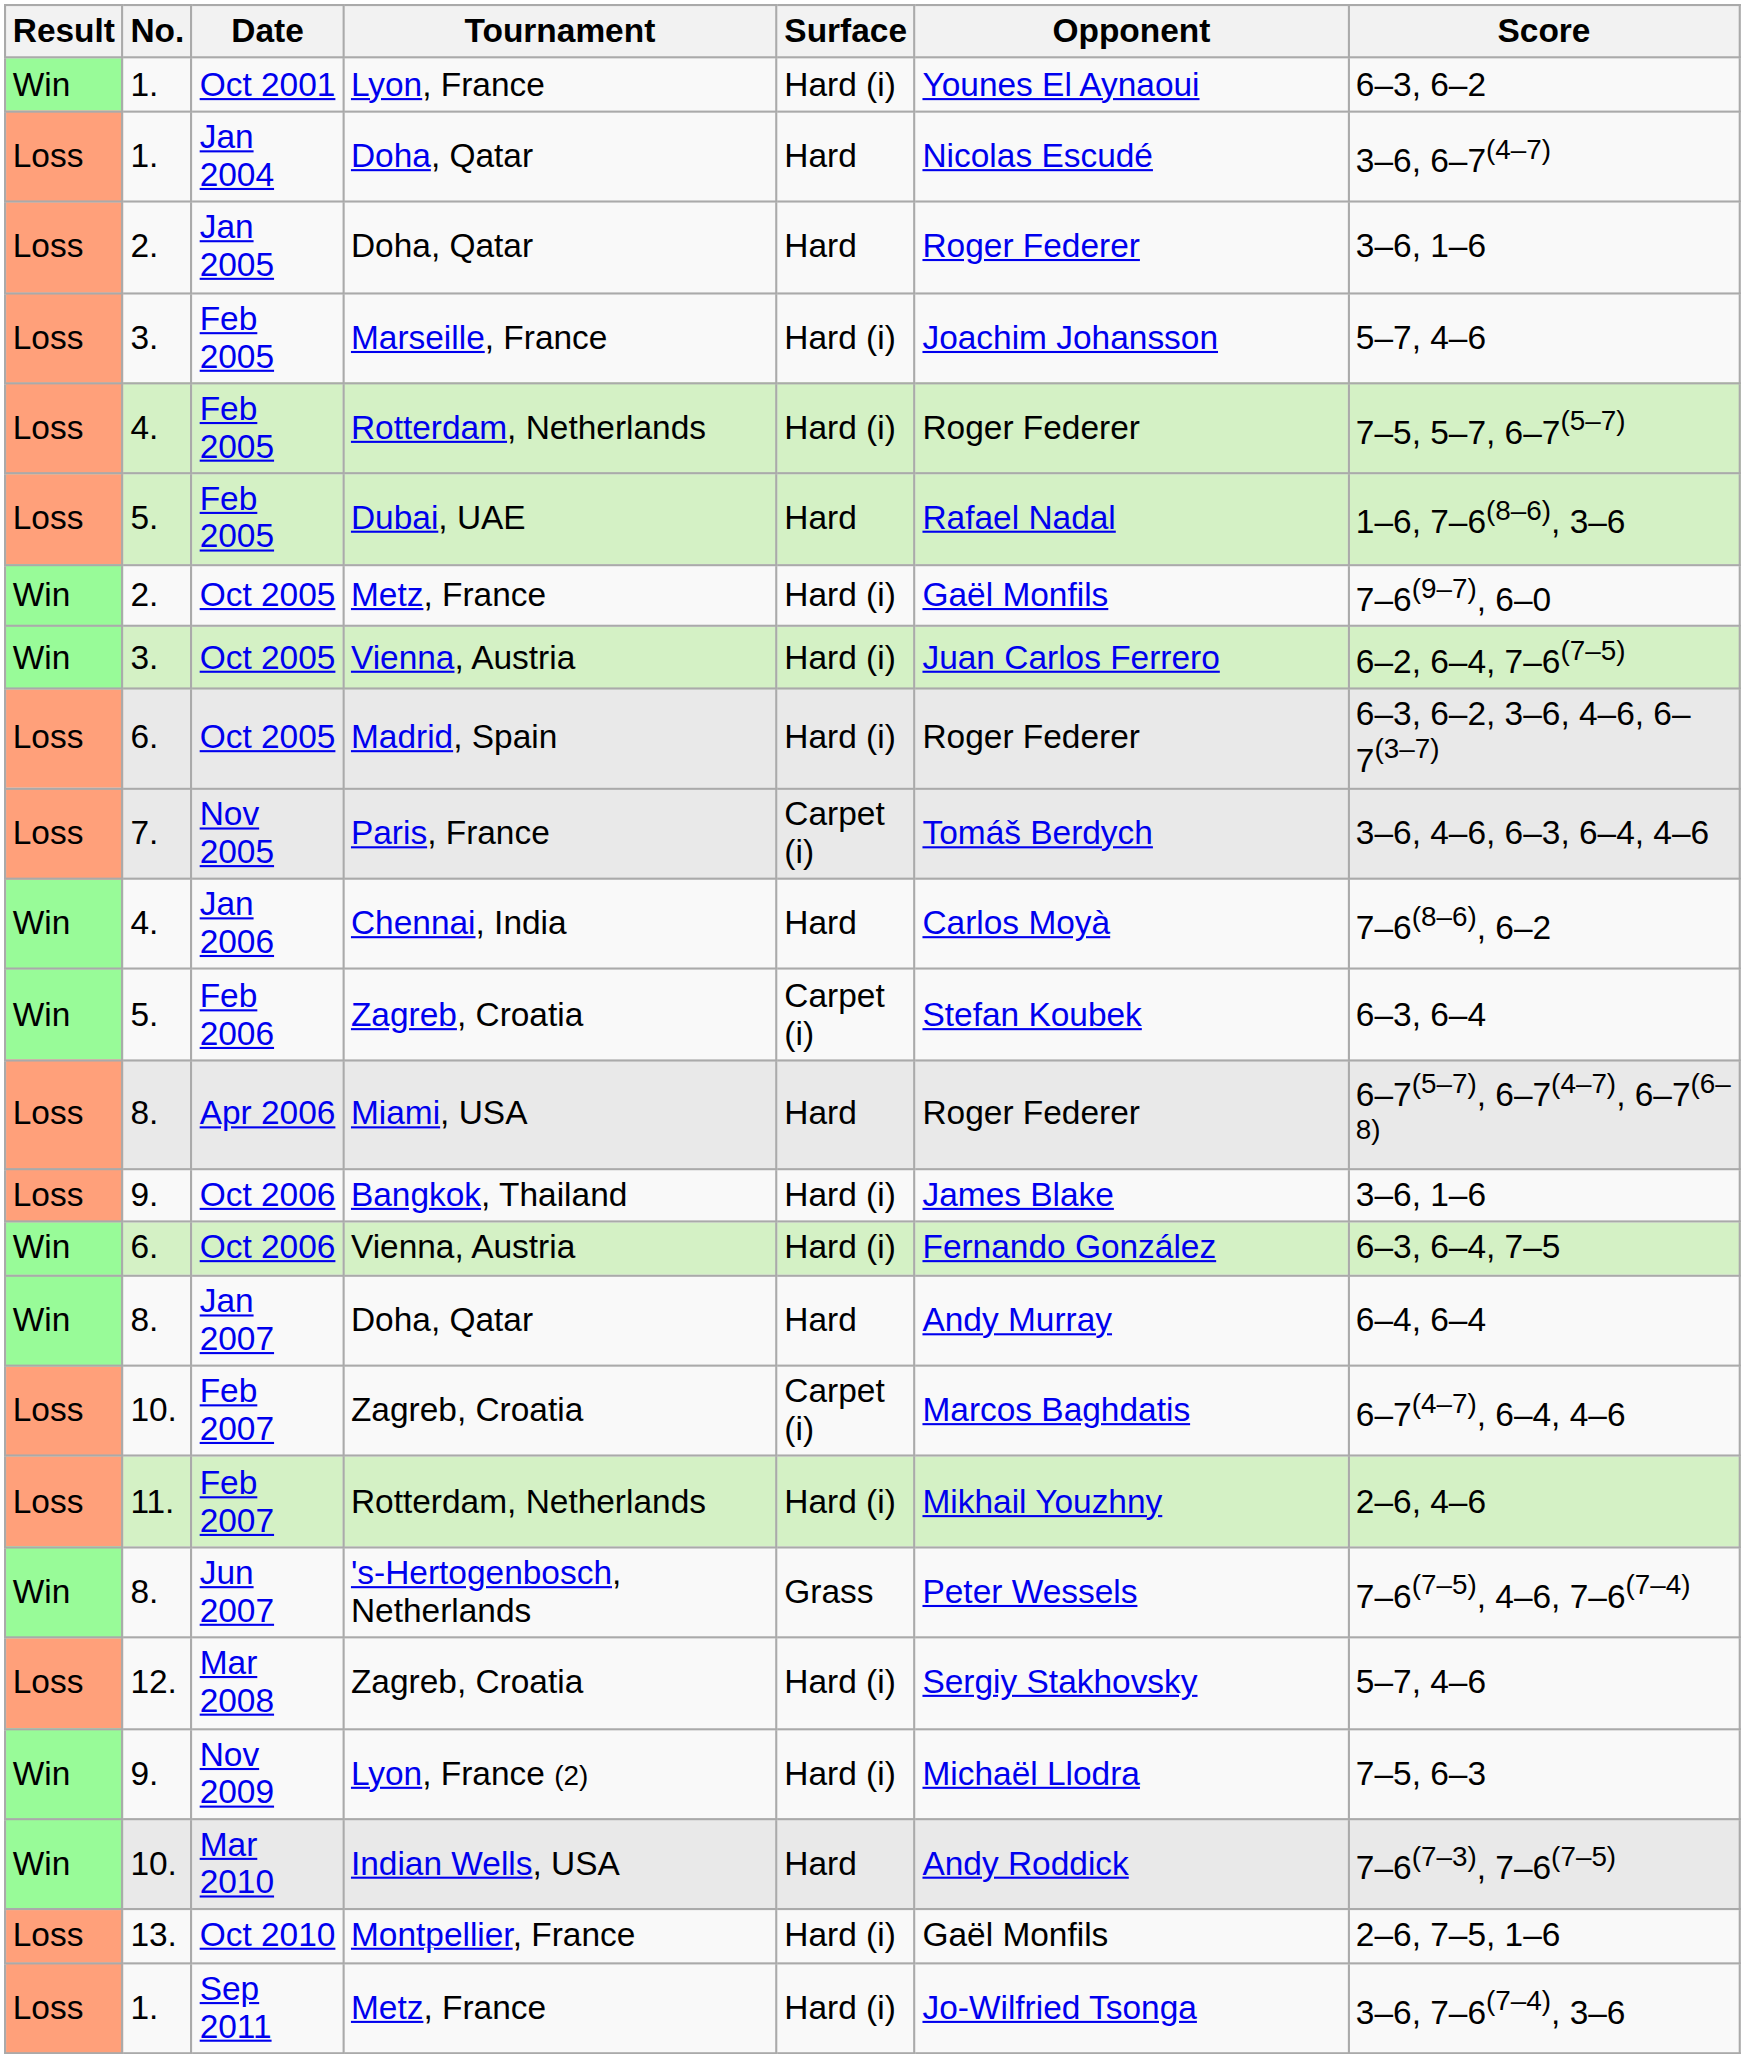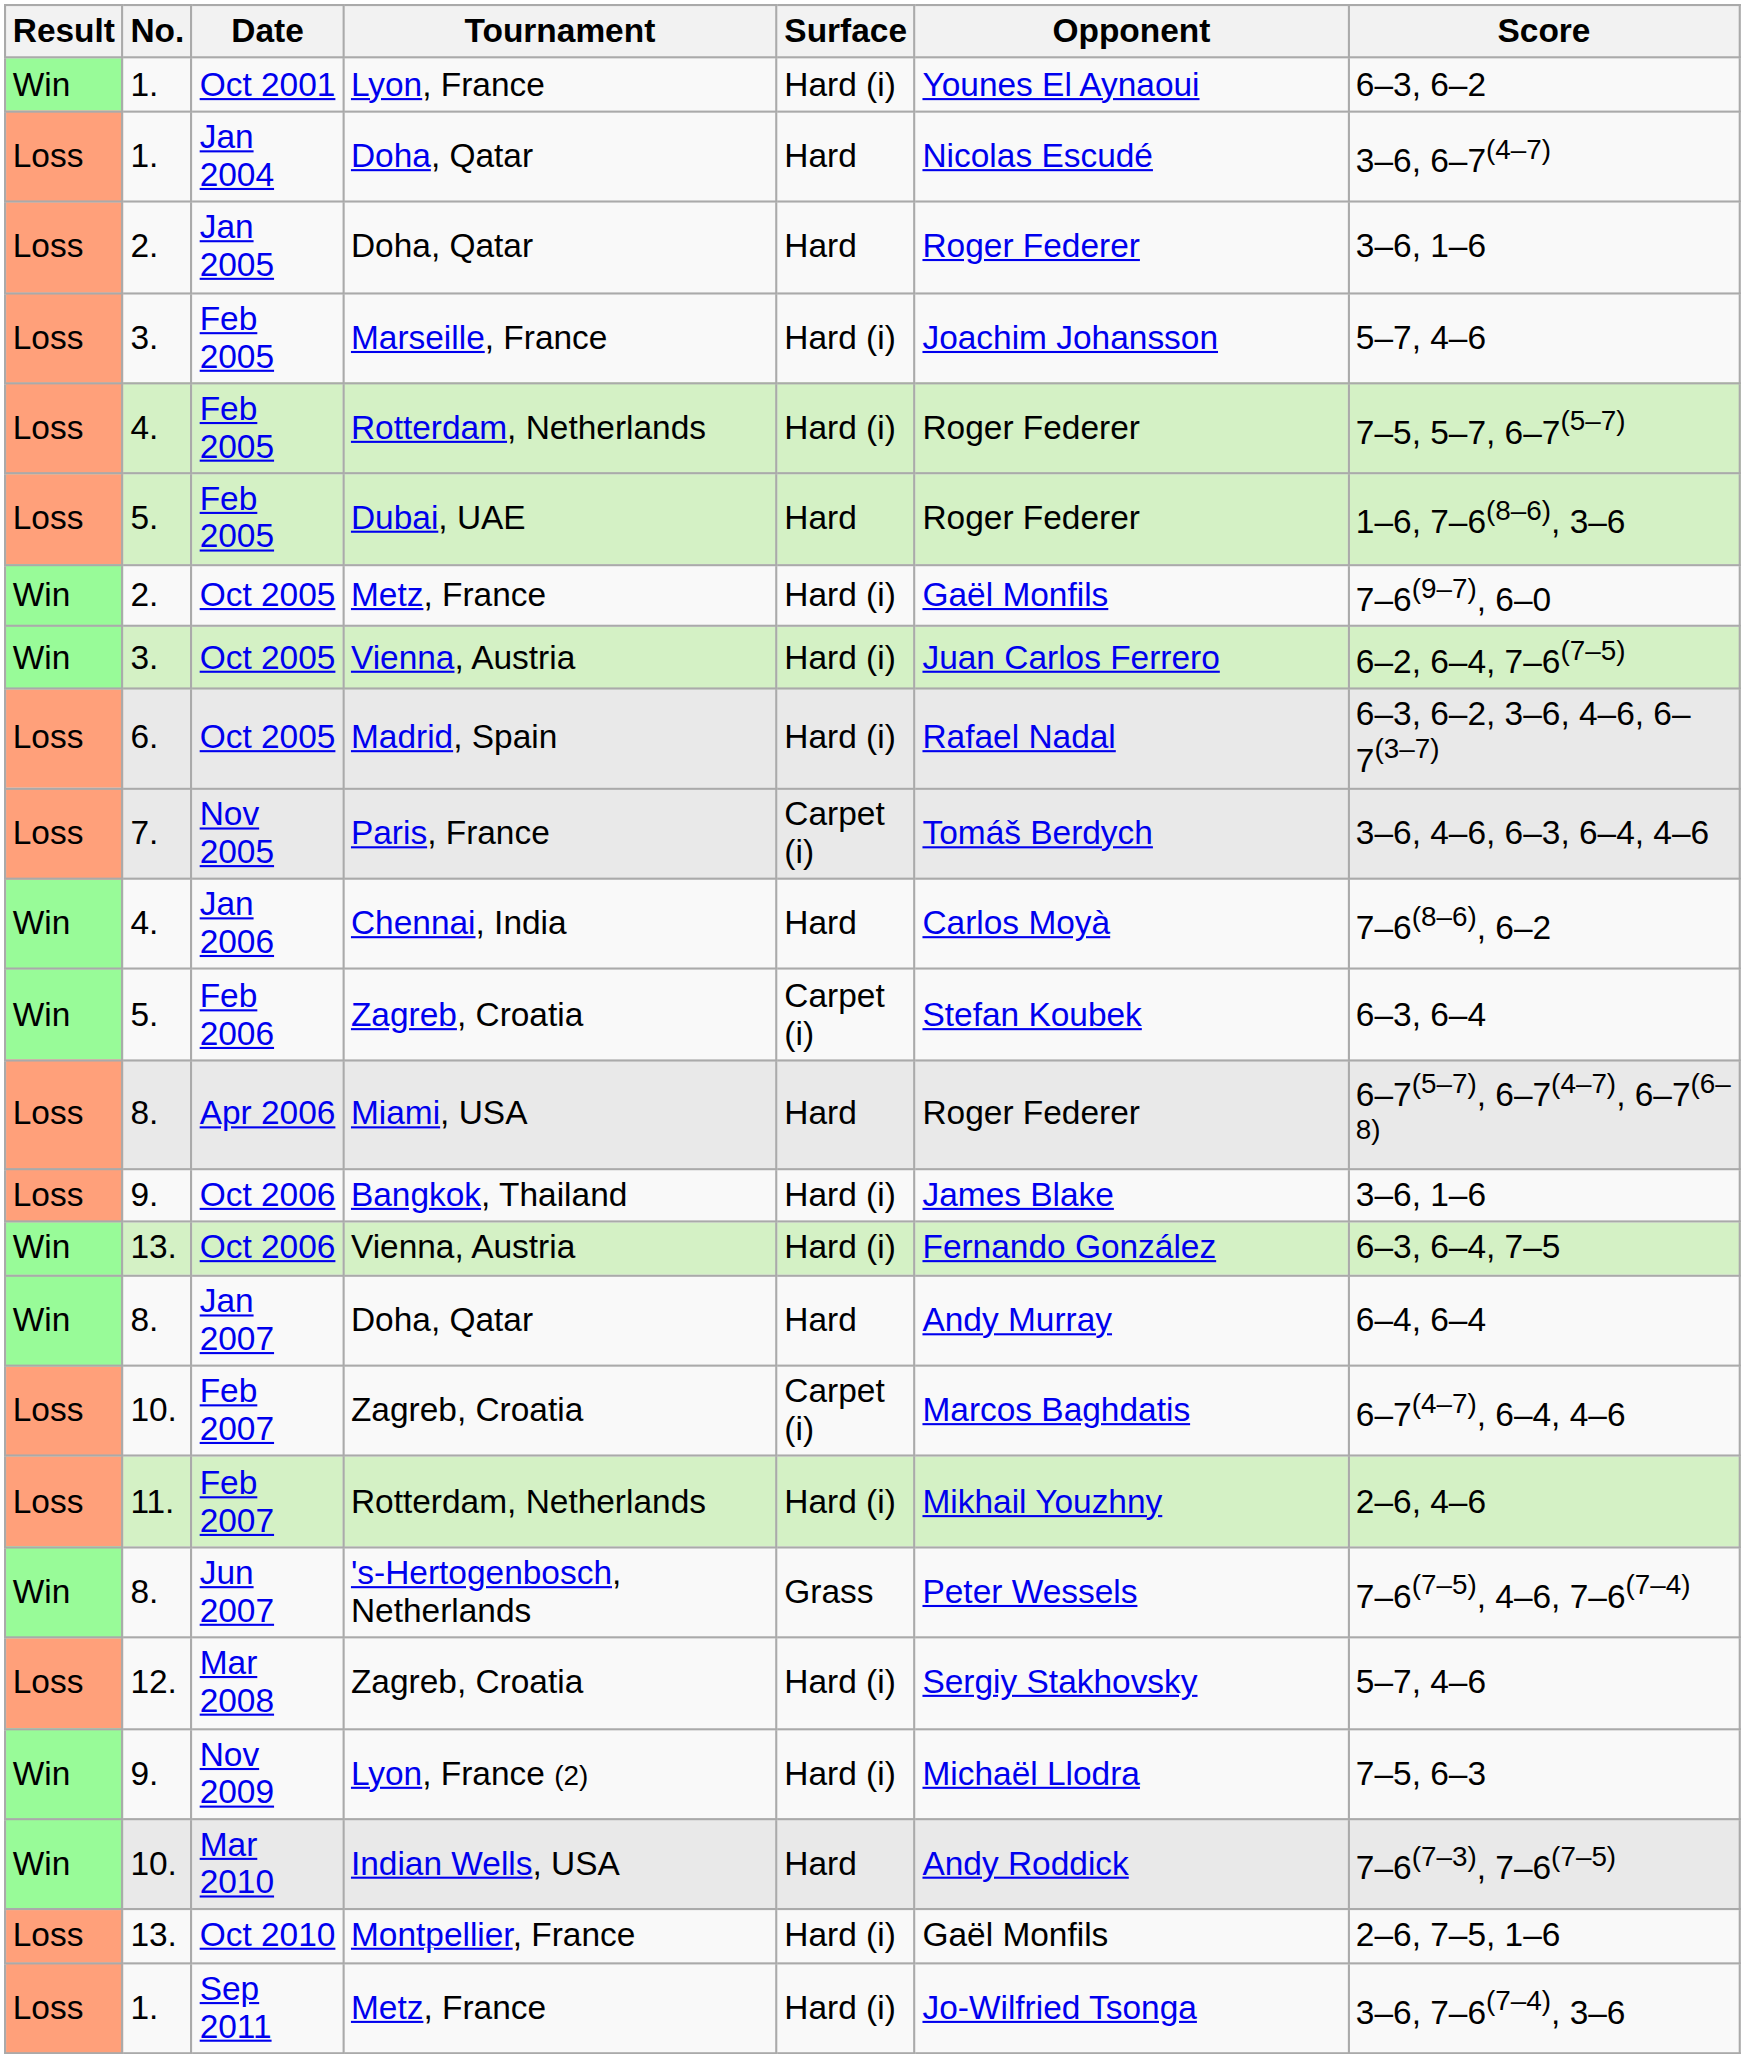(1019, 518) Rafael Nadal -> (1031, 518) Roger Federer
(1031, 737) Roger Federer -> (1019, 737) Rafael Nadal
(144, 1247) 6. -> (154, 1247) 13.
